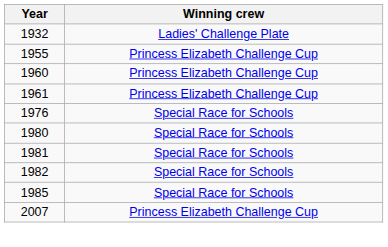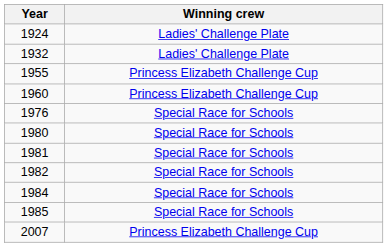+ row: (35, 34)
- row: (35, 93)
+ row: (35, 192)
